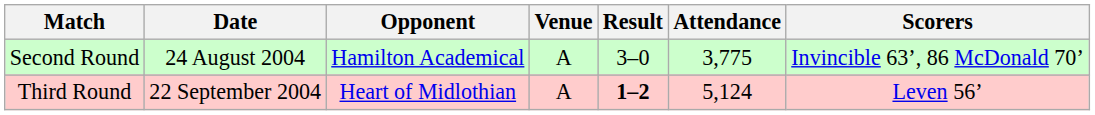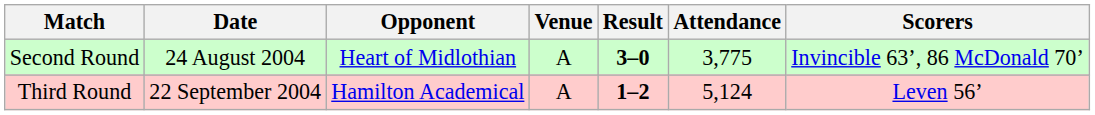(428, 57) Hamilton Academical -> (428, 57) Heart of Midlothian
(633, 57) normal -> (633, 57) bold
(428, 92) Heart of Midlothian -> (428, 92) Hamilton Academical
